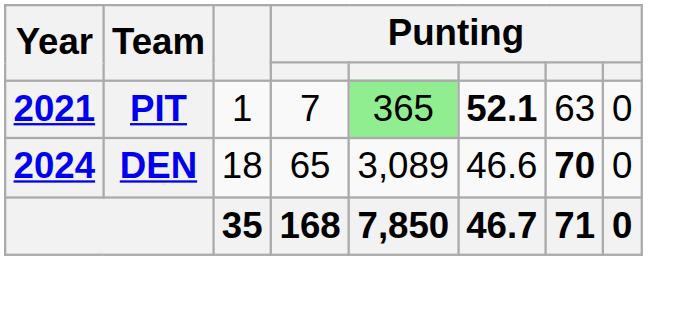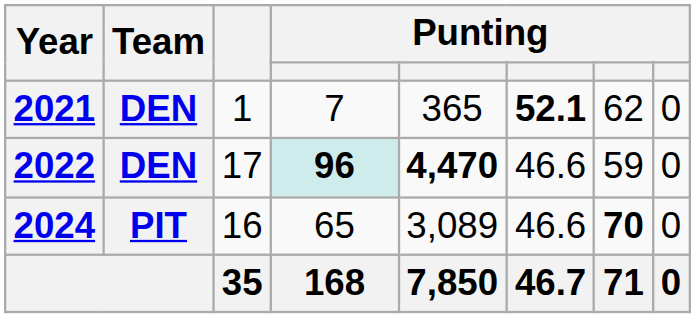(158, 108) PIT -> (158, 108) DEN
(403, 108) lightgreen background -> (452, 108) no background
(575, 108) 63 -> (623, 108) 62
+ row: (54, 166)
(158, 166) DEN -> (158, 224) PIT
(242, 166) 18 -> (242, 224) 16
